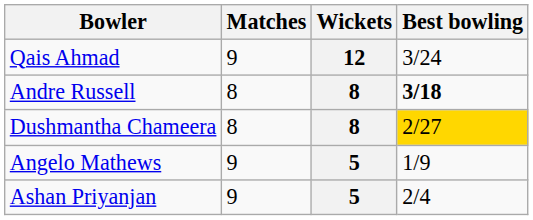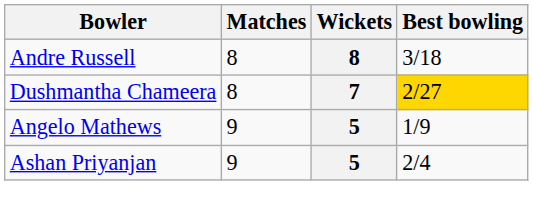- row: (65, 57)
(422, 92) bold -> (422, 57) normal
(354, 127) 8 -> (354, 92) 7
